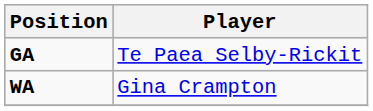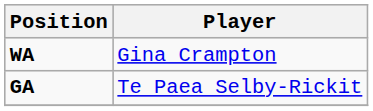rows swapped: (22, 55) <-> (22, 88)
